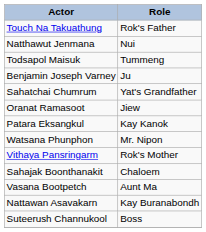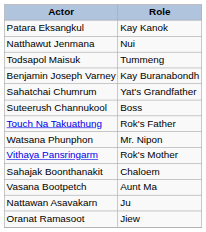rows swapped: (45, 123) <-> (54, 28)
(125, 75) Ju -> (160, 75) Kay Buranabondh
rows swapped: (57, 218) <-> (46, 107)
(160, 203) Kay Buranabondh -> (125, 203) Ju
